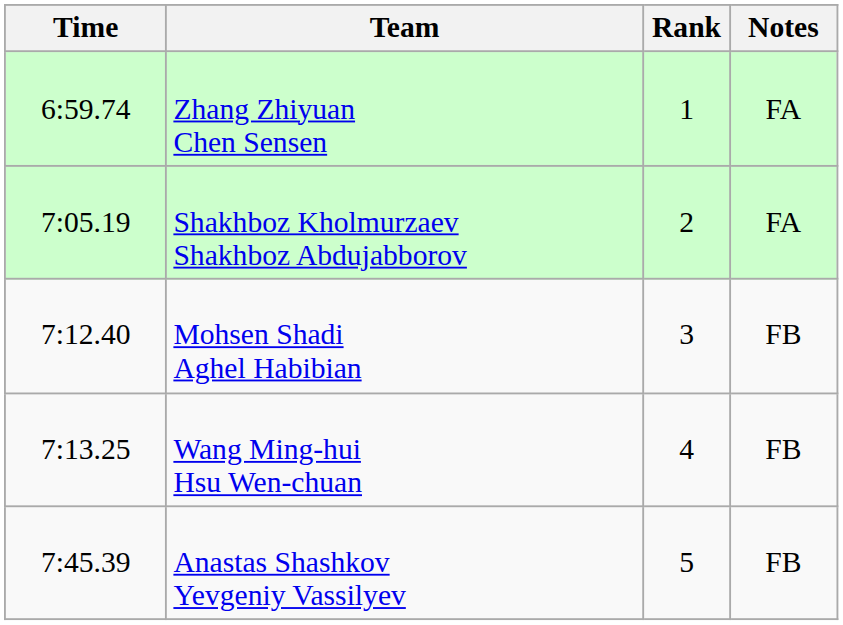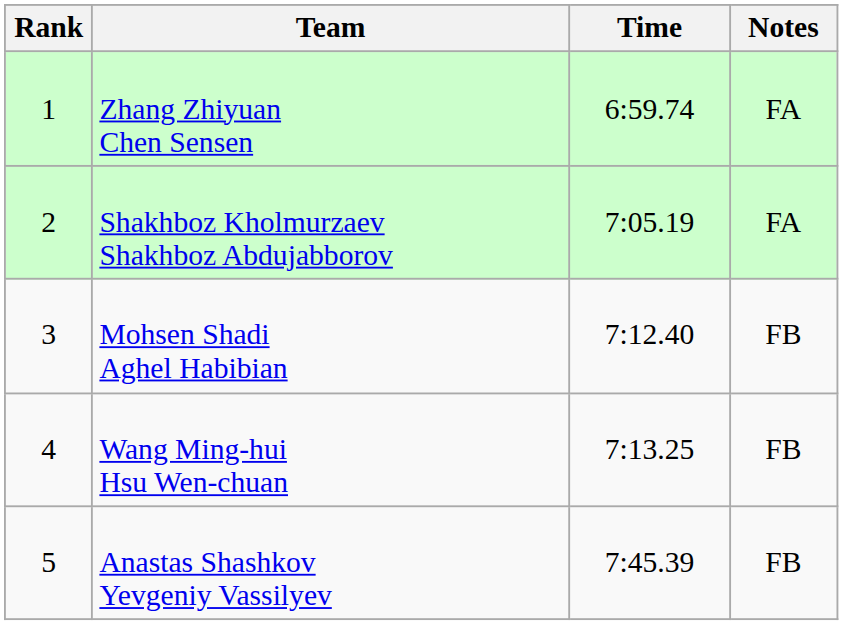columns swapped: (687, 27) <-> (86, 27)
